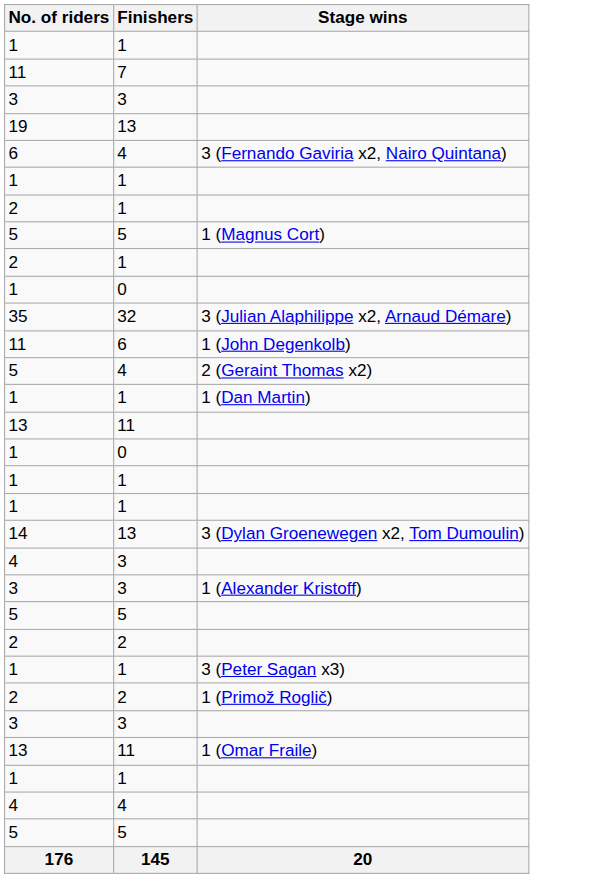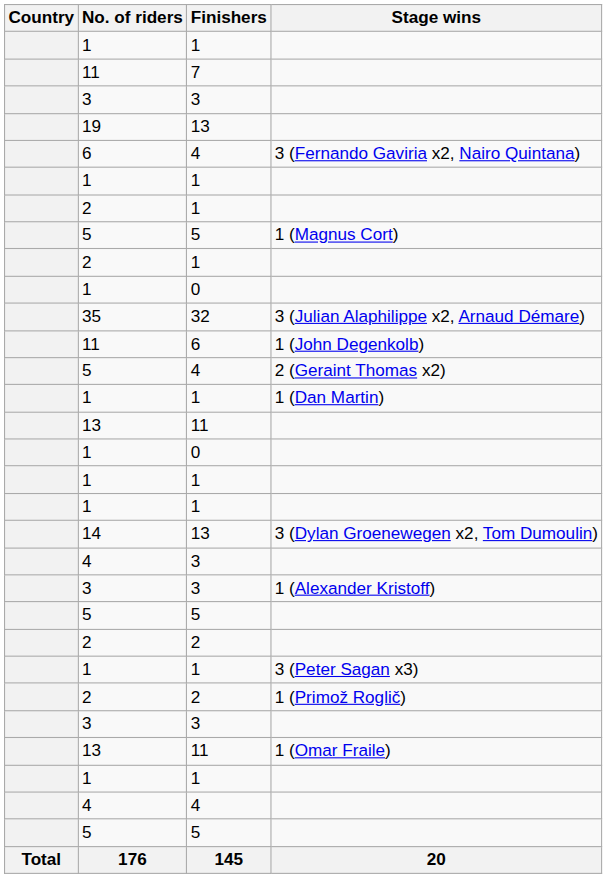+ column: (41, 18)
